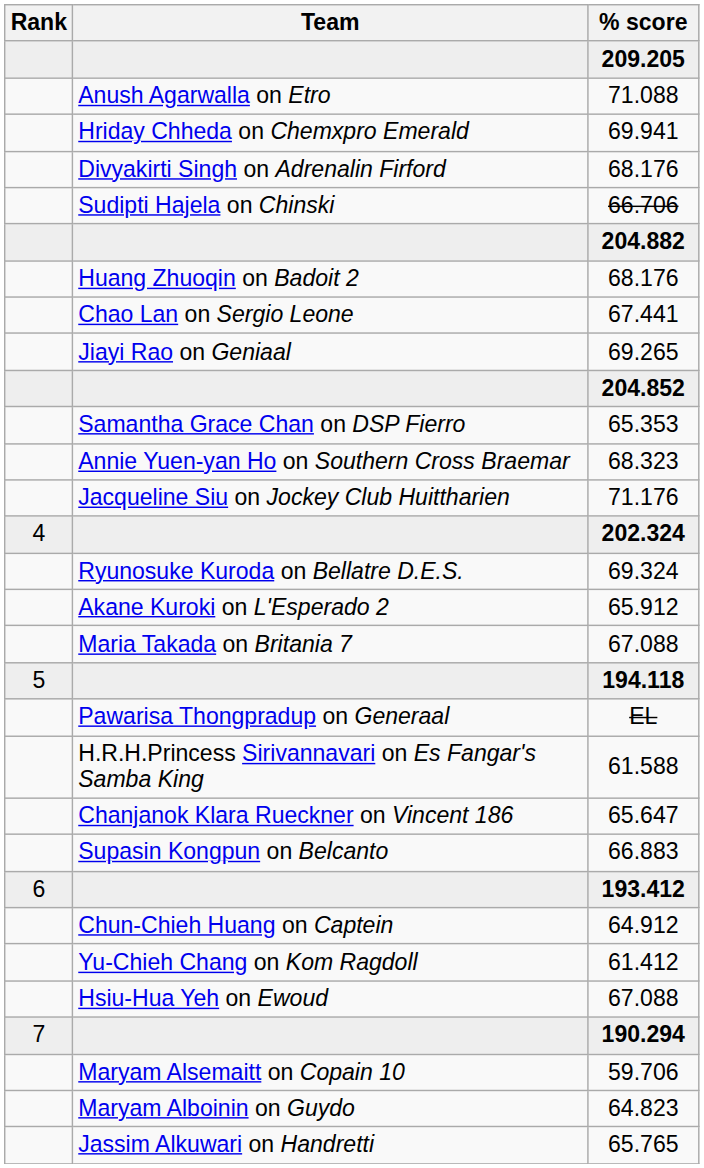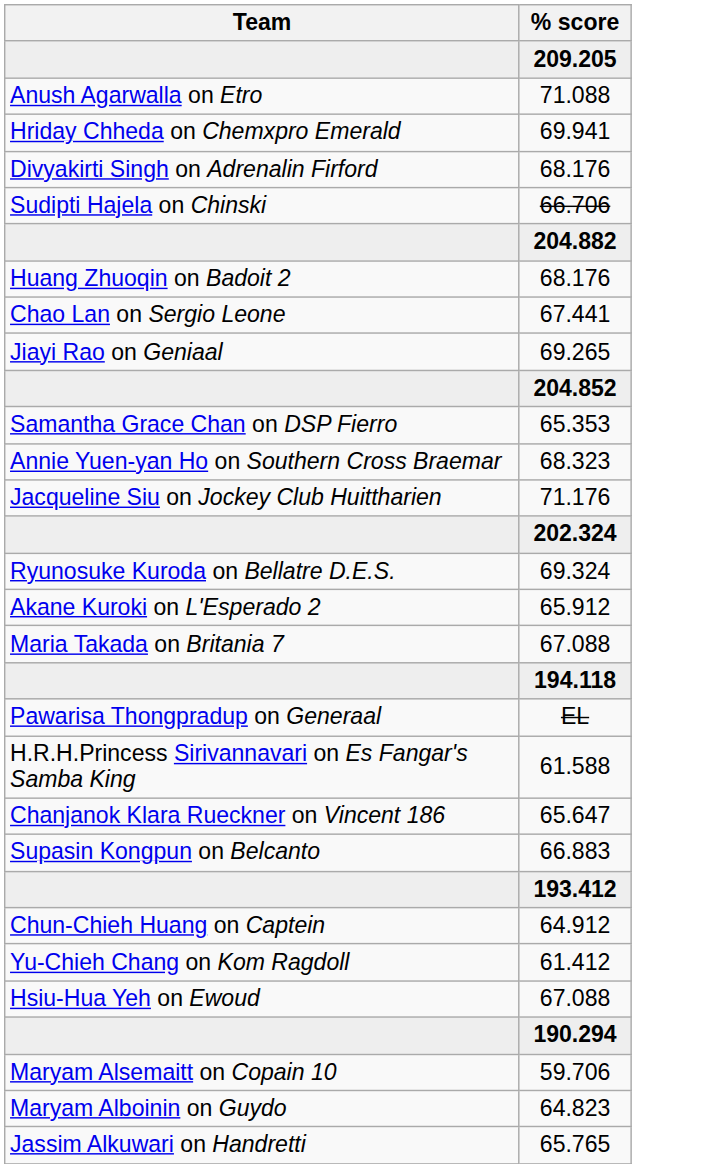- column: (39, 22)
